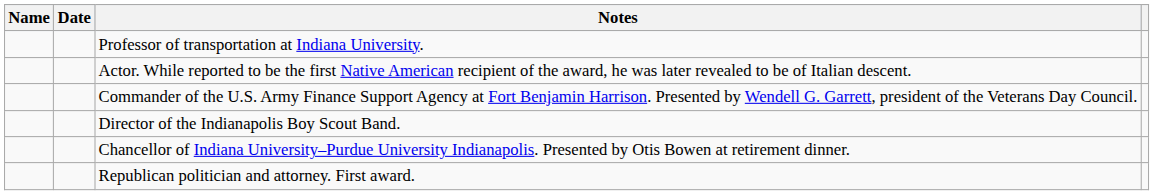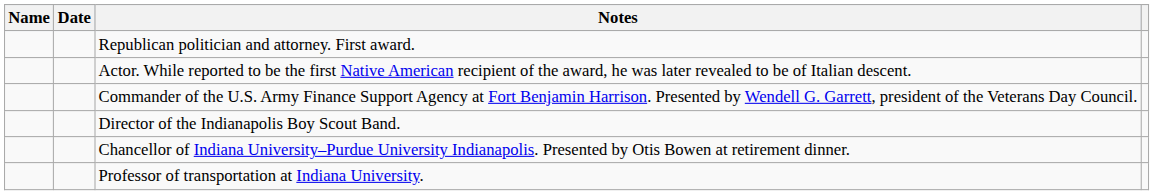rows swapped: (257, 176) <-> (261, 44)
